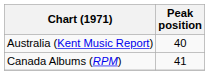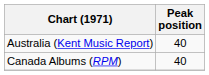(180, 61) 41 -> (180, 61) 40
